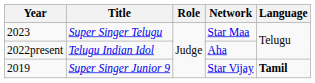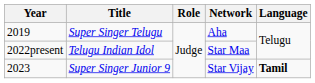(19, 31) 2023 -> (19, 31) 2019
(229, 31) Star Maa -> (217, 31) Aha
(217, 50) Aha -> (229, 50) Star Maa
(19, 68) 2019 -> (19, 68) 2023
